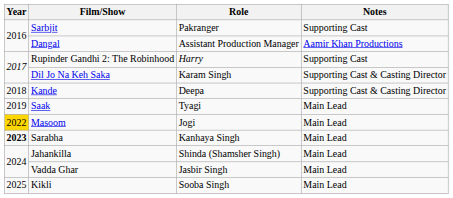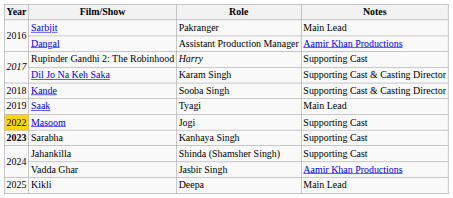(335, 28) Supporting Cast -> (325, 28) Main Lead
(191, 91) Deepa -> (204, 91) Sooba Singh
(325, 122) Main Lead -> (335, 122) Supporting Cast
(325, 138) Main Lead -> (335, 138) Supporting Cast
(325, 153) Main Lead -> (335, 153) Supporting Cast
(325, 169) Main Lead -> (353, 169) Aamir Khan Productions
(204, 185) Sooba Singh -> (191, 185) Deepa
